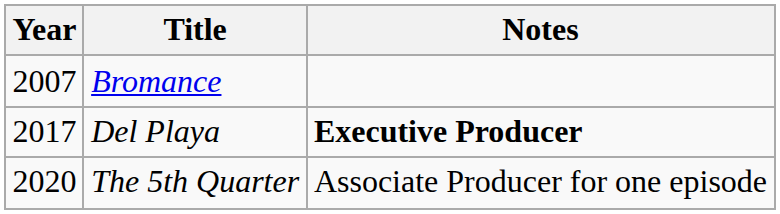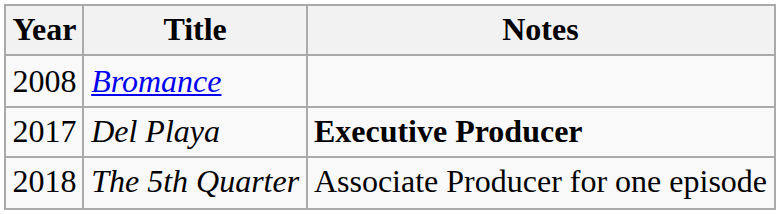(44, 80) 2007 -> (44, 80) 2008
(44, 182) 2020 -> (44, 182) 2018
